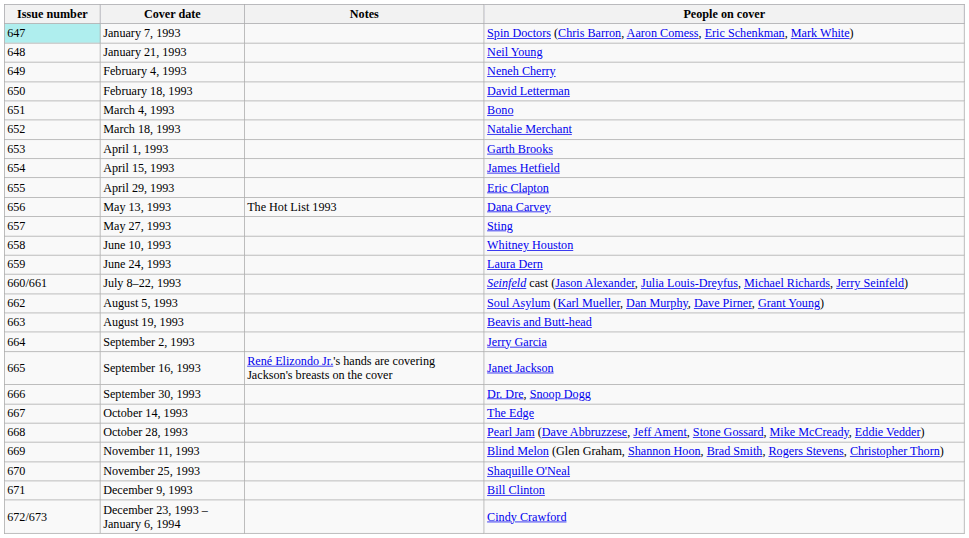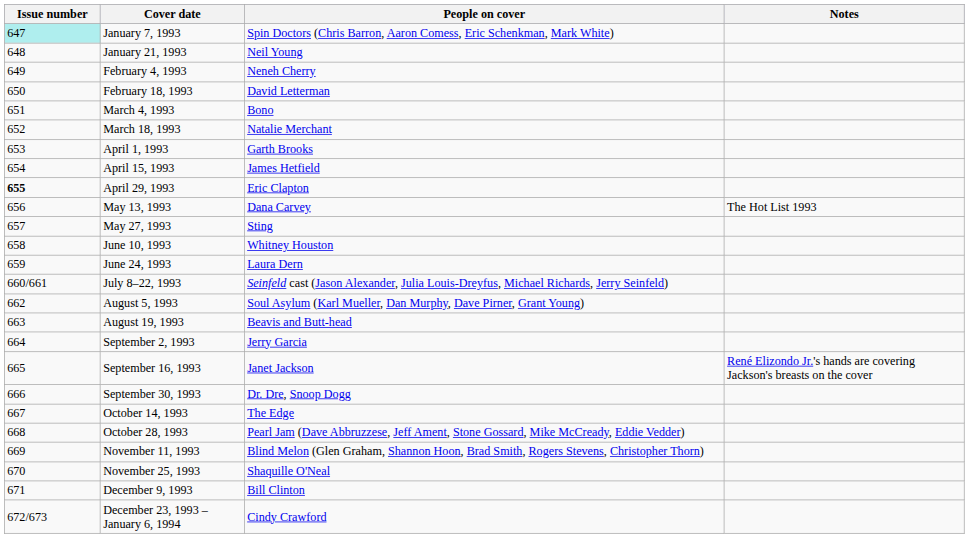columns swapped: (724, 14) <-> (364, 14)
(16, 187) normal -> (16, 187) bold
